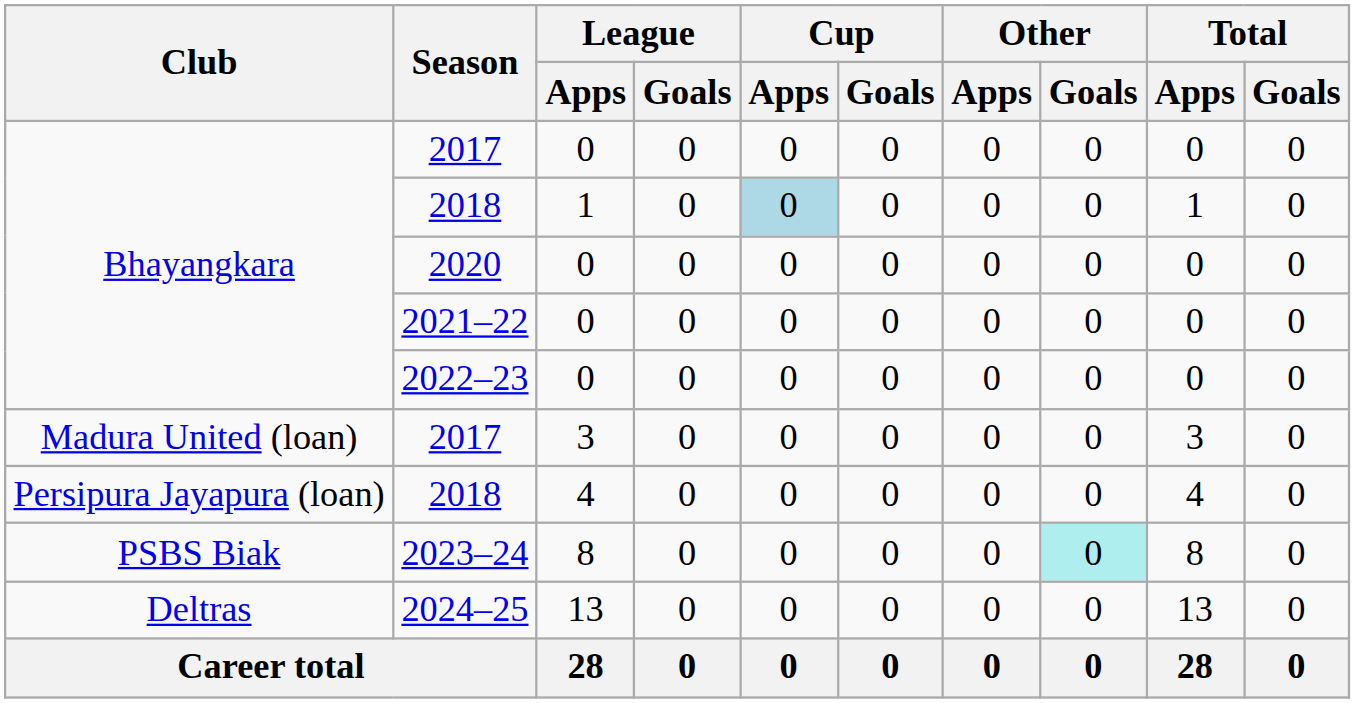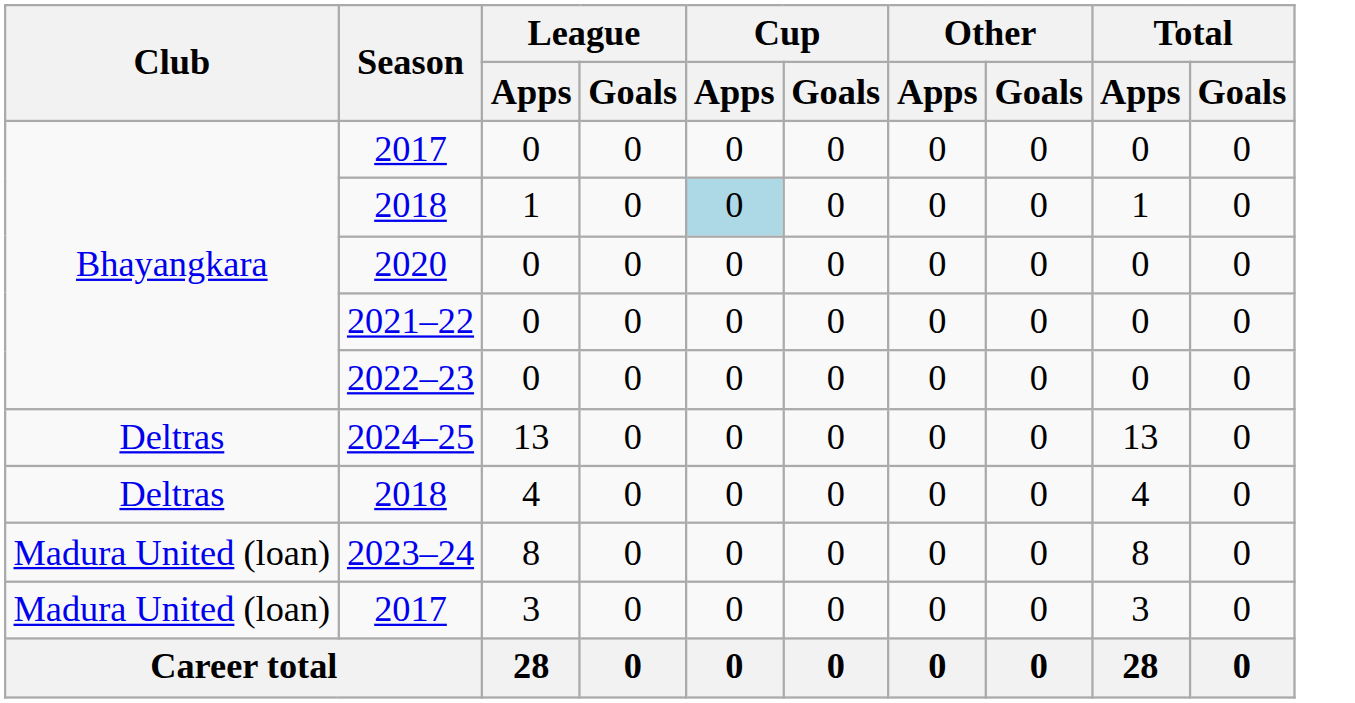rows swapped: (465, 436) <-> (465, 609)
(199, 494) Persipura Jayapura (loan) -> (172, 494) Deltras
(199, 551) PSBS Biak -> (172, 551) Madura United (loan)
(1093, 551) paleturquoise background -> (1039, 551) no background
